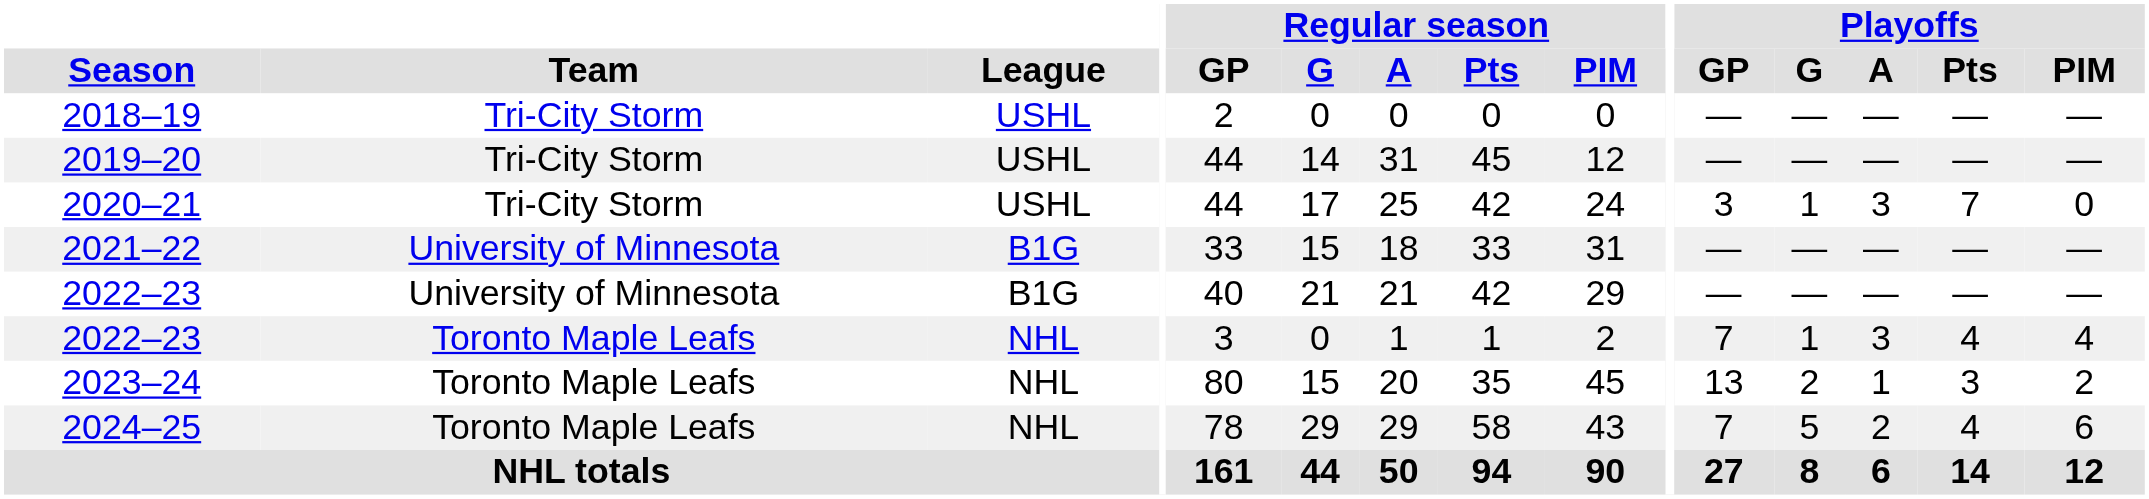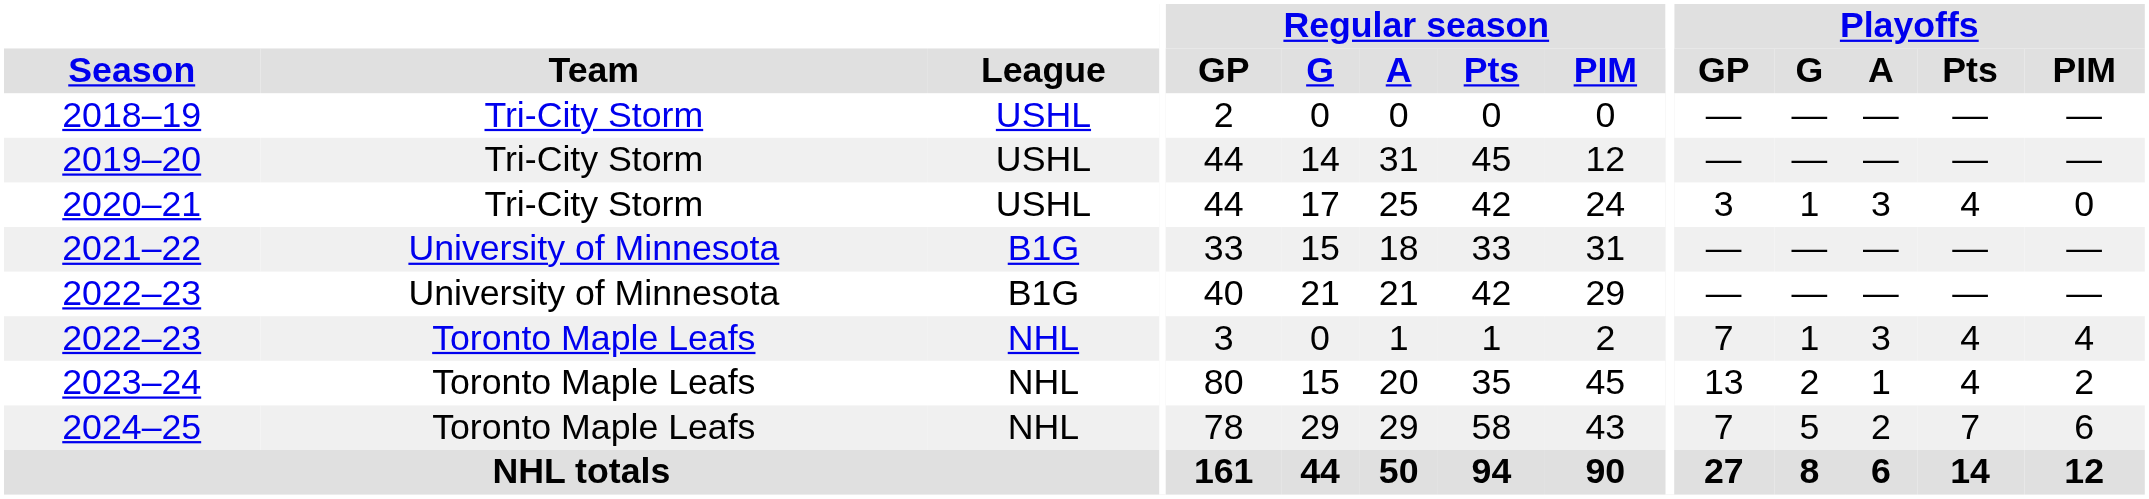(1970, 204) 7 -> (1970, 204) 4
(1970, 382) 3 -> (1970, 382) 4
(1970, 427) 4 -> (1970, 427) 7
